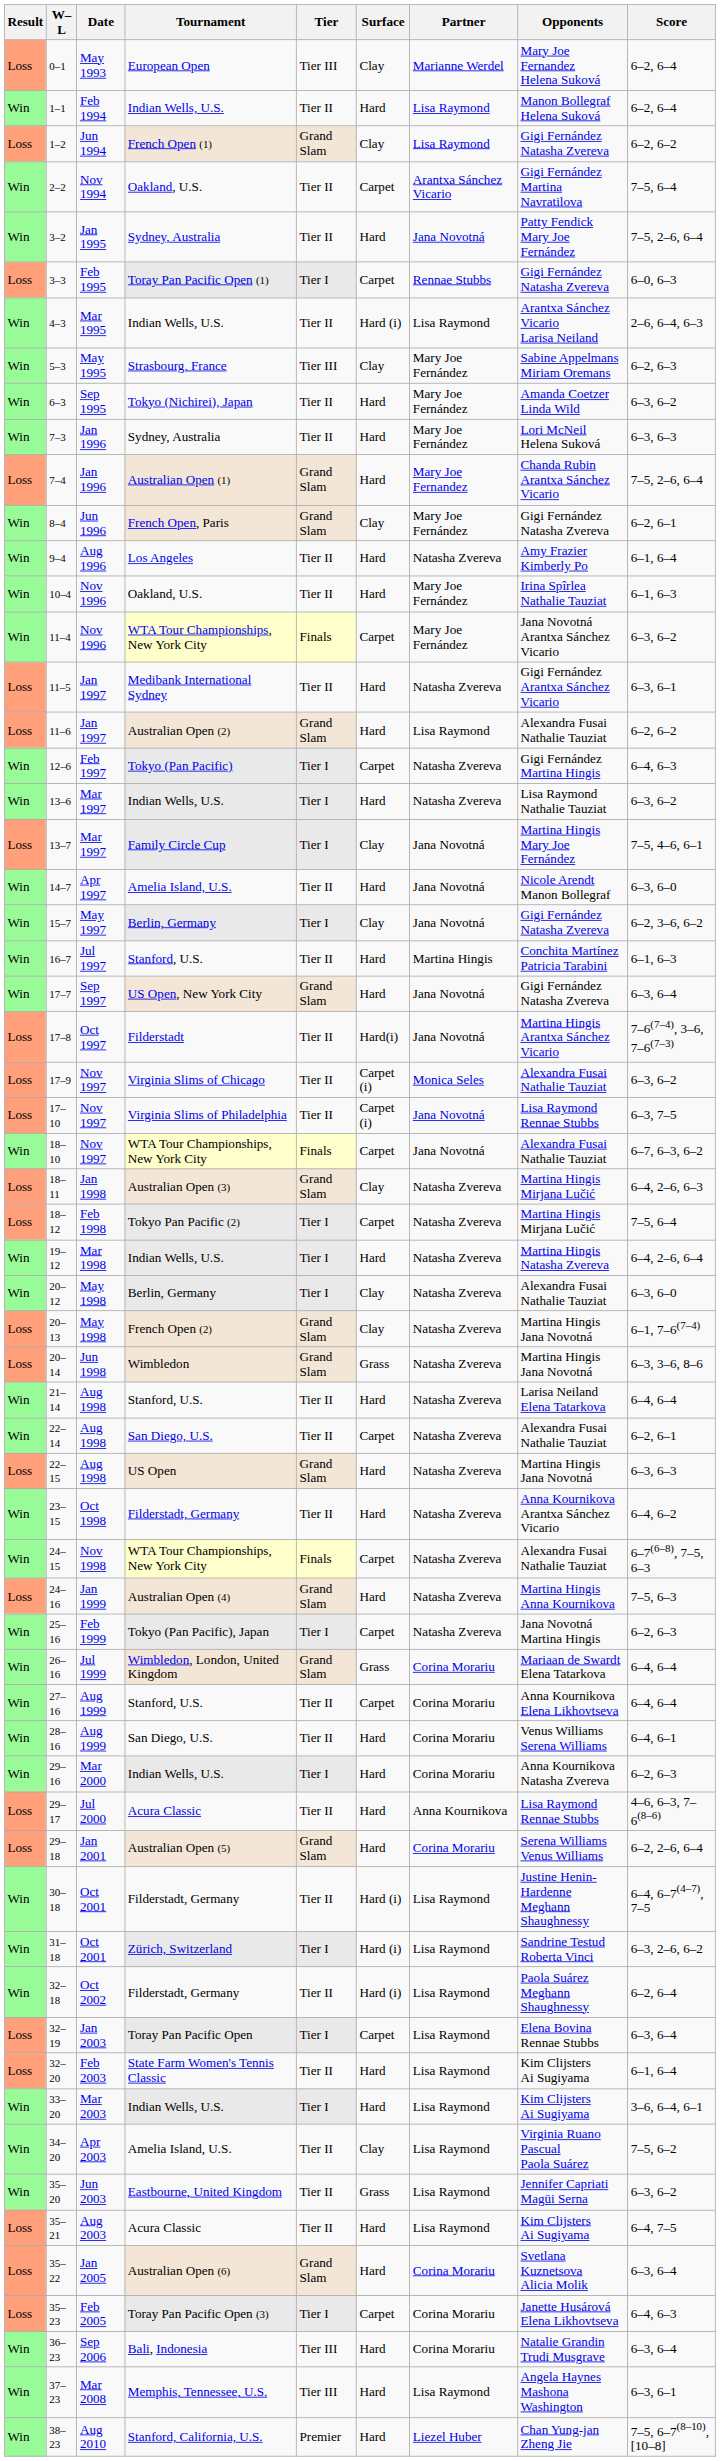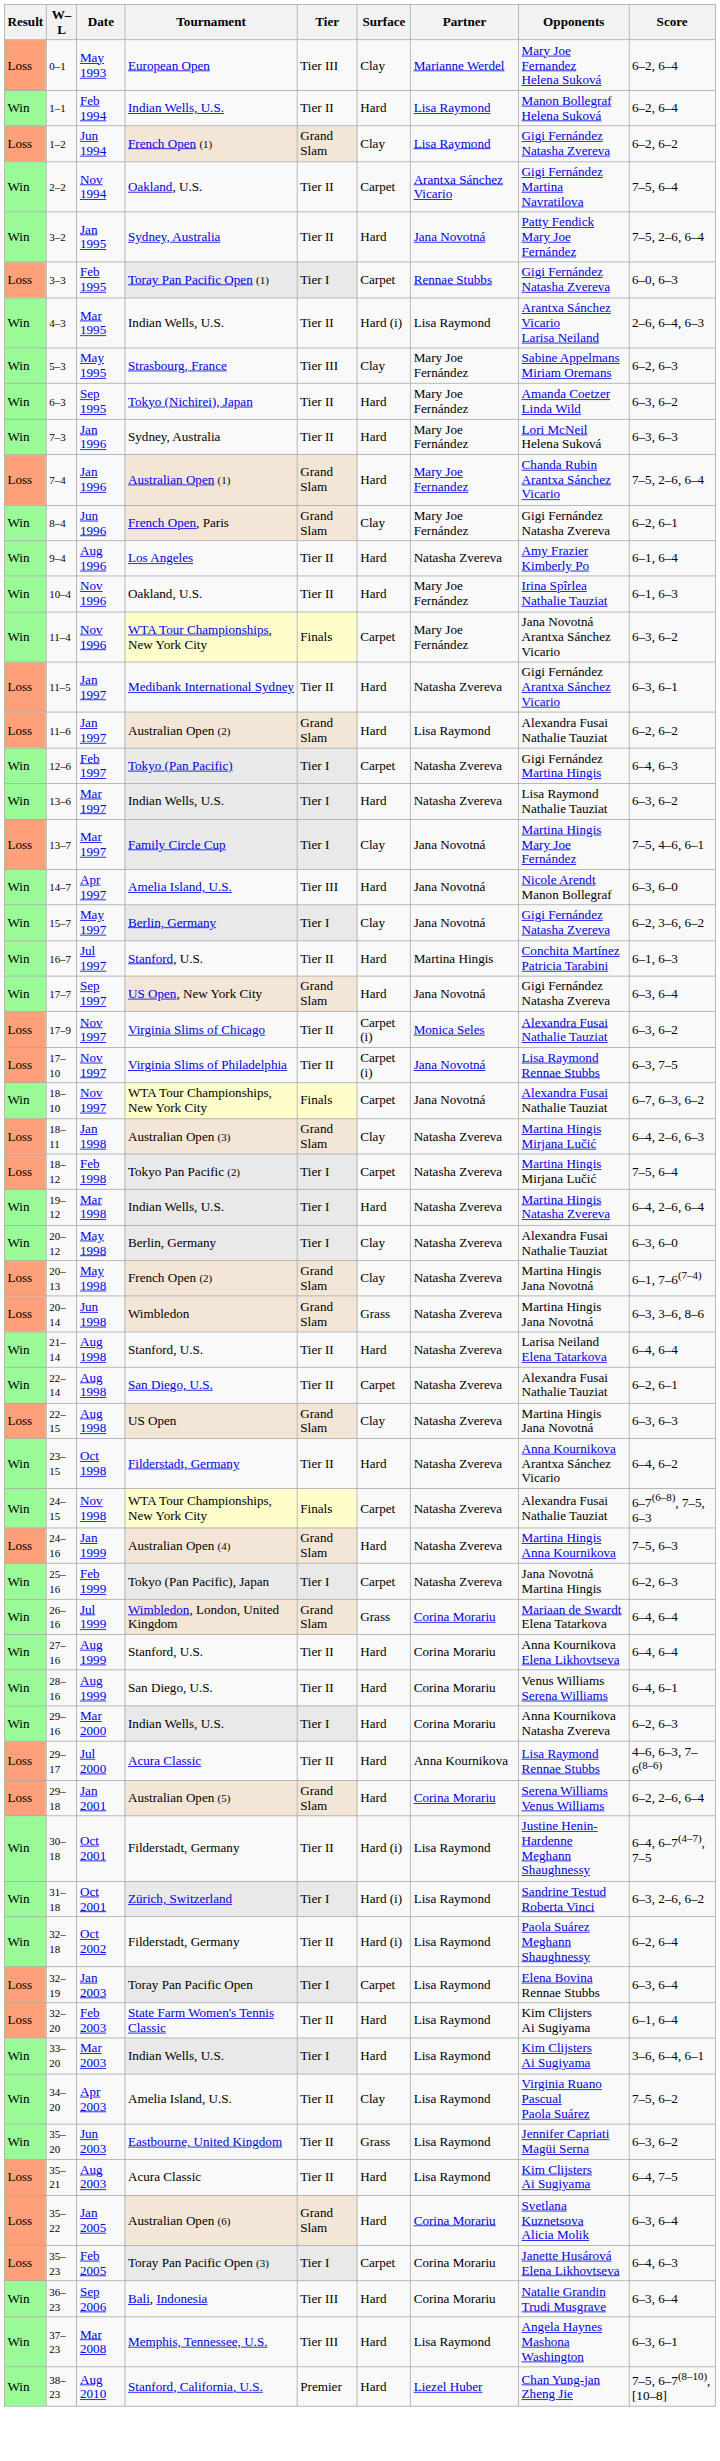(316, 887) Tier II -> (319, 887) Tier III
- row: (60, 1037)
(373, 1471) Hard -> (373, 1420) Clay
(377, 1702) Carpet -> (373, 1652) Hard
